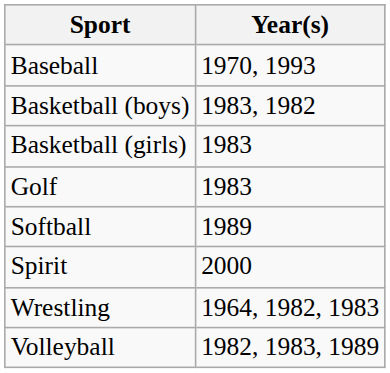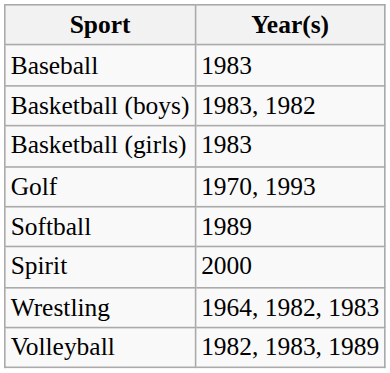(258, 65) 1970, 1993 -> (227, 65) 1983
(227, 186) 1983 -> (258, 186) 1970, 1993
